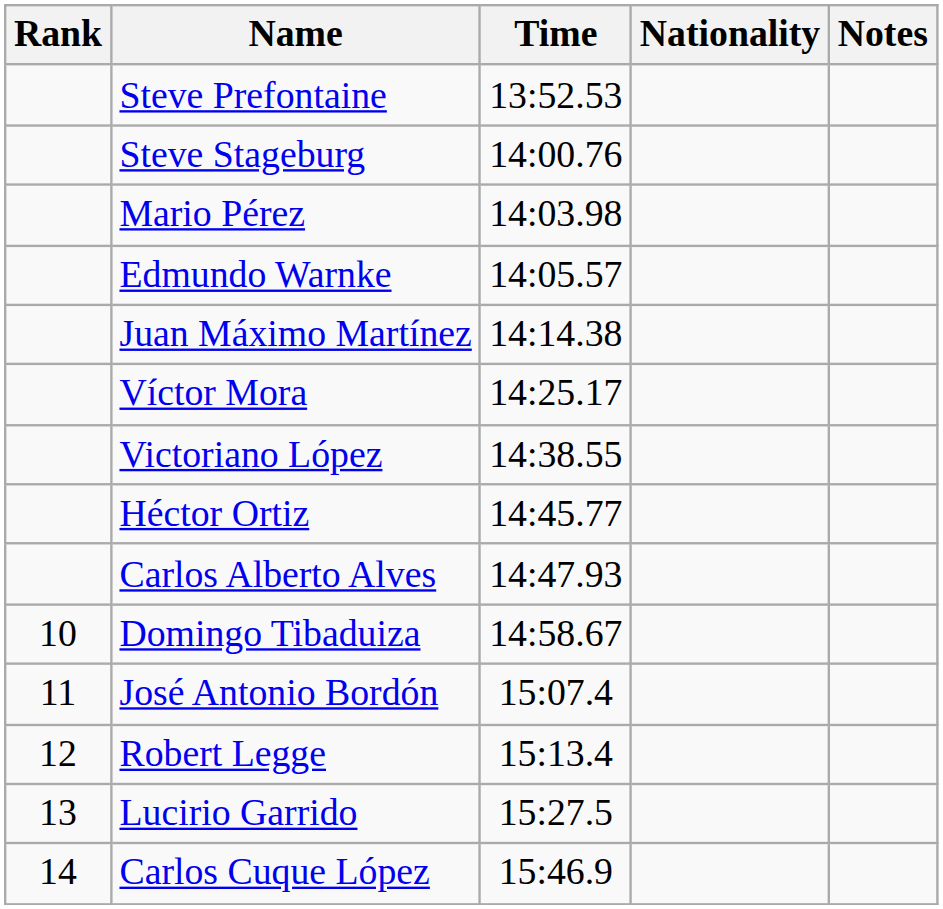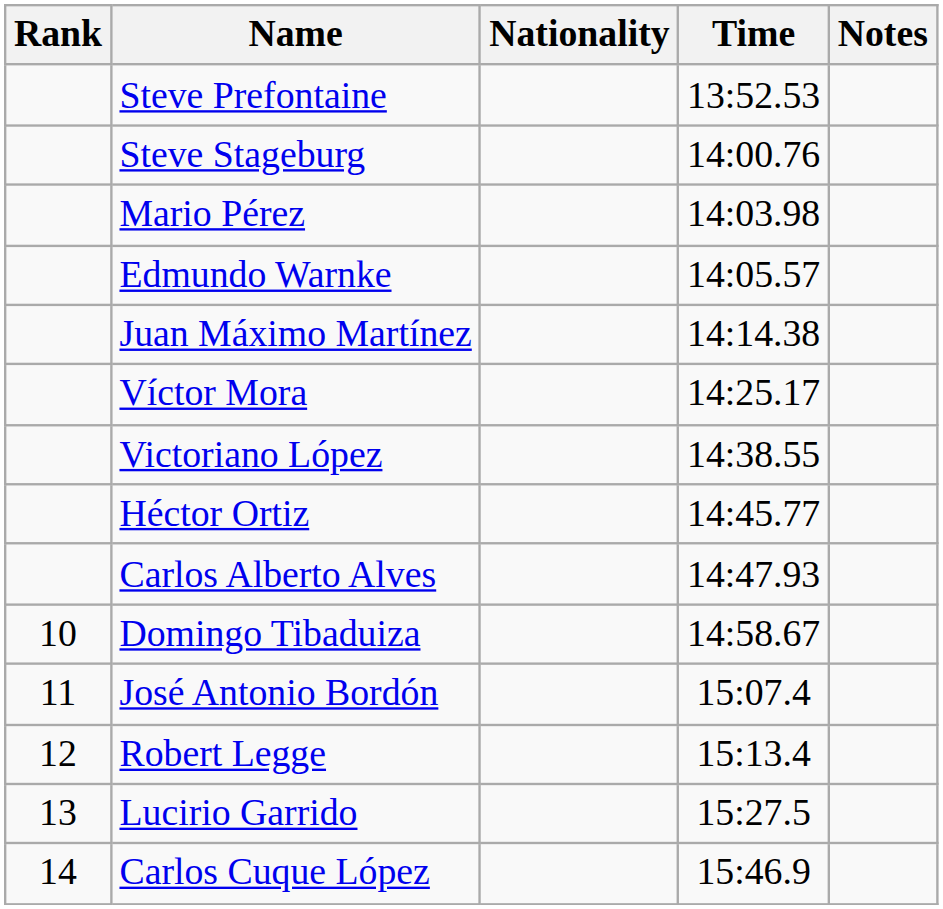columns swapped: (730, 34) <-> (556, 34)
